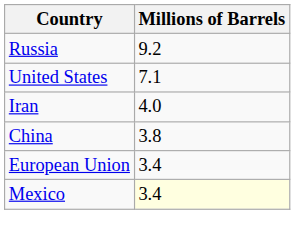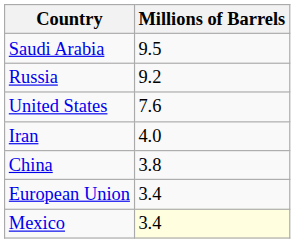+ row: (57, 48)
(150, 77) 7.1 -> (150, 106) 7.6
